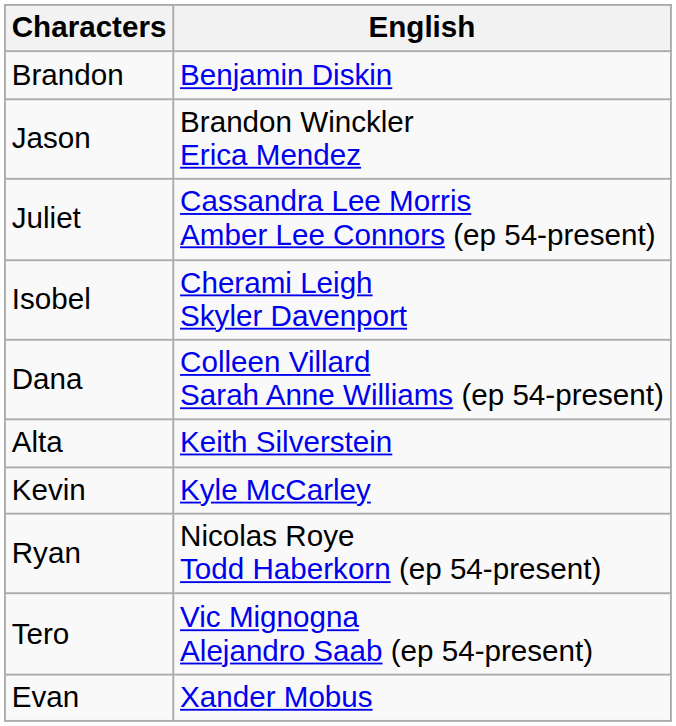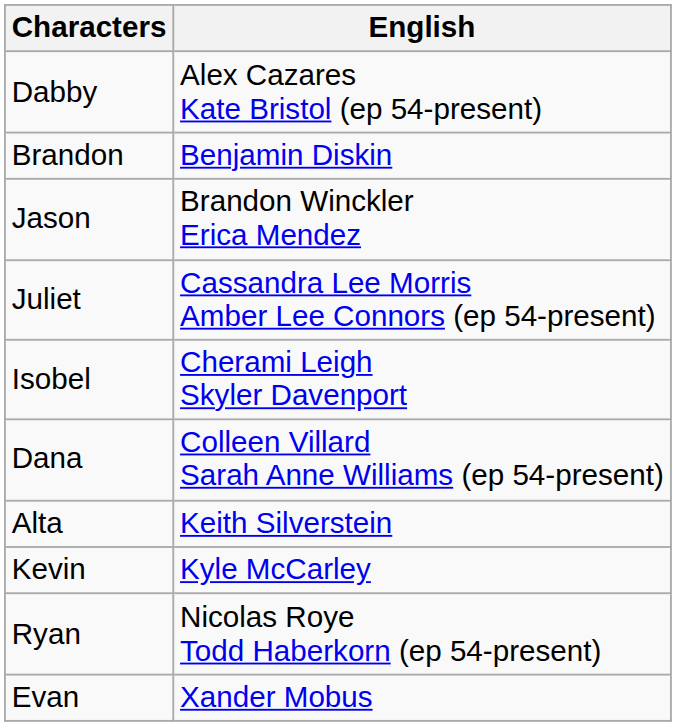+ row: (55, 91)
- row: (41, 633)
